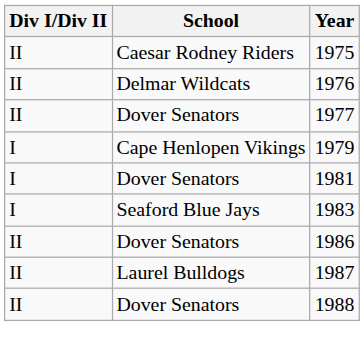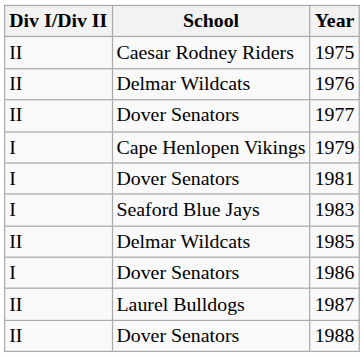+ row: (335, 241)
(16, 241) II -> (12, 272) I
